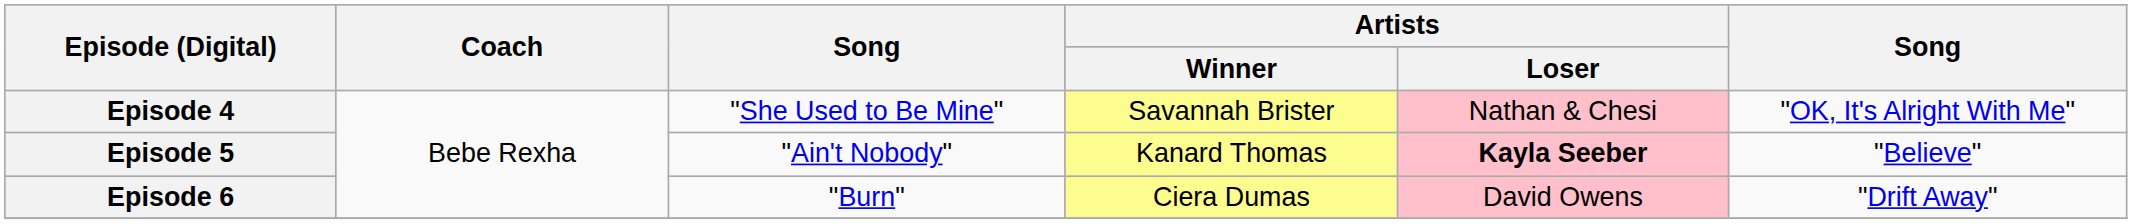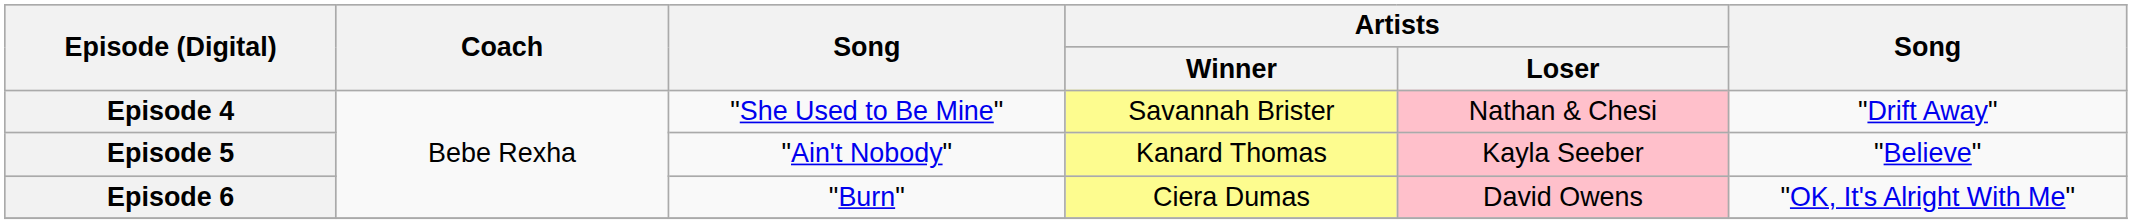(1928, 111) "OK, It's Alright With Me" -> (1928, 111) "Drift Away"
(1563, 153) bold -> (1563, 153) normal
(1928, 196) "Drift Away" -> (1928, 196) "OK, It's Alright With Me"
